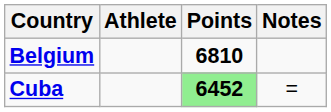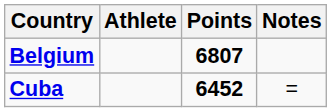(219, 55) 6810 -> (219, 55) 6807
(219, 89) lightgreen background -> (219, 89) no background
